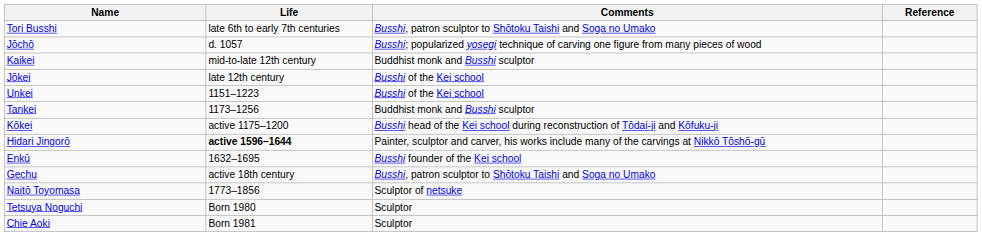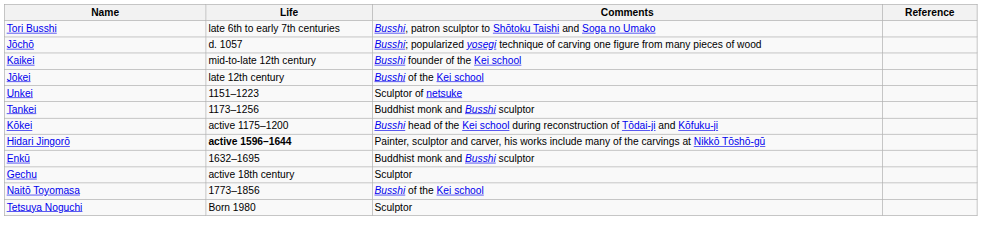(454, 61) Buddhist monk and Busshi sculptor -> (448, 61) Busshi founder of the Kei school
(429, 93) Busshi of the Kei school -> (418, 93) Sculptor of netsuke
(448, 158) Busshi founder of the Kei school -> (454, 158) Buddhist monk and Busshi sculptor
(515, 175) Busshi, patron sculptor to Shōtoku Taishi and Soga no Umako -> (393, 175) Sculptor
(418, 191) Sculptor of netsuke -> (429, 191) Busshi of the Kei school
- row: (28, 223)
